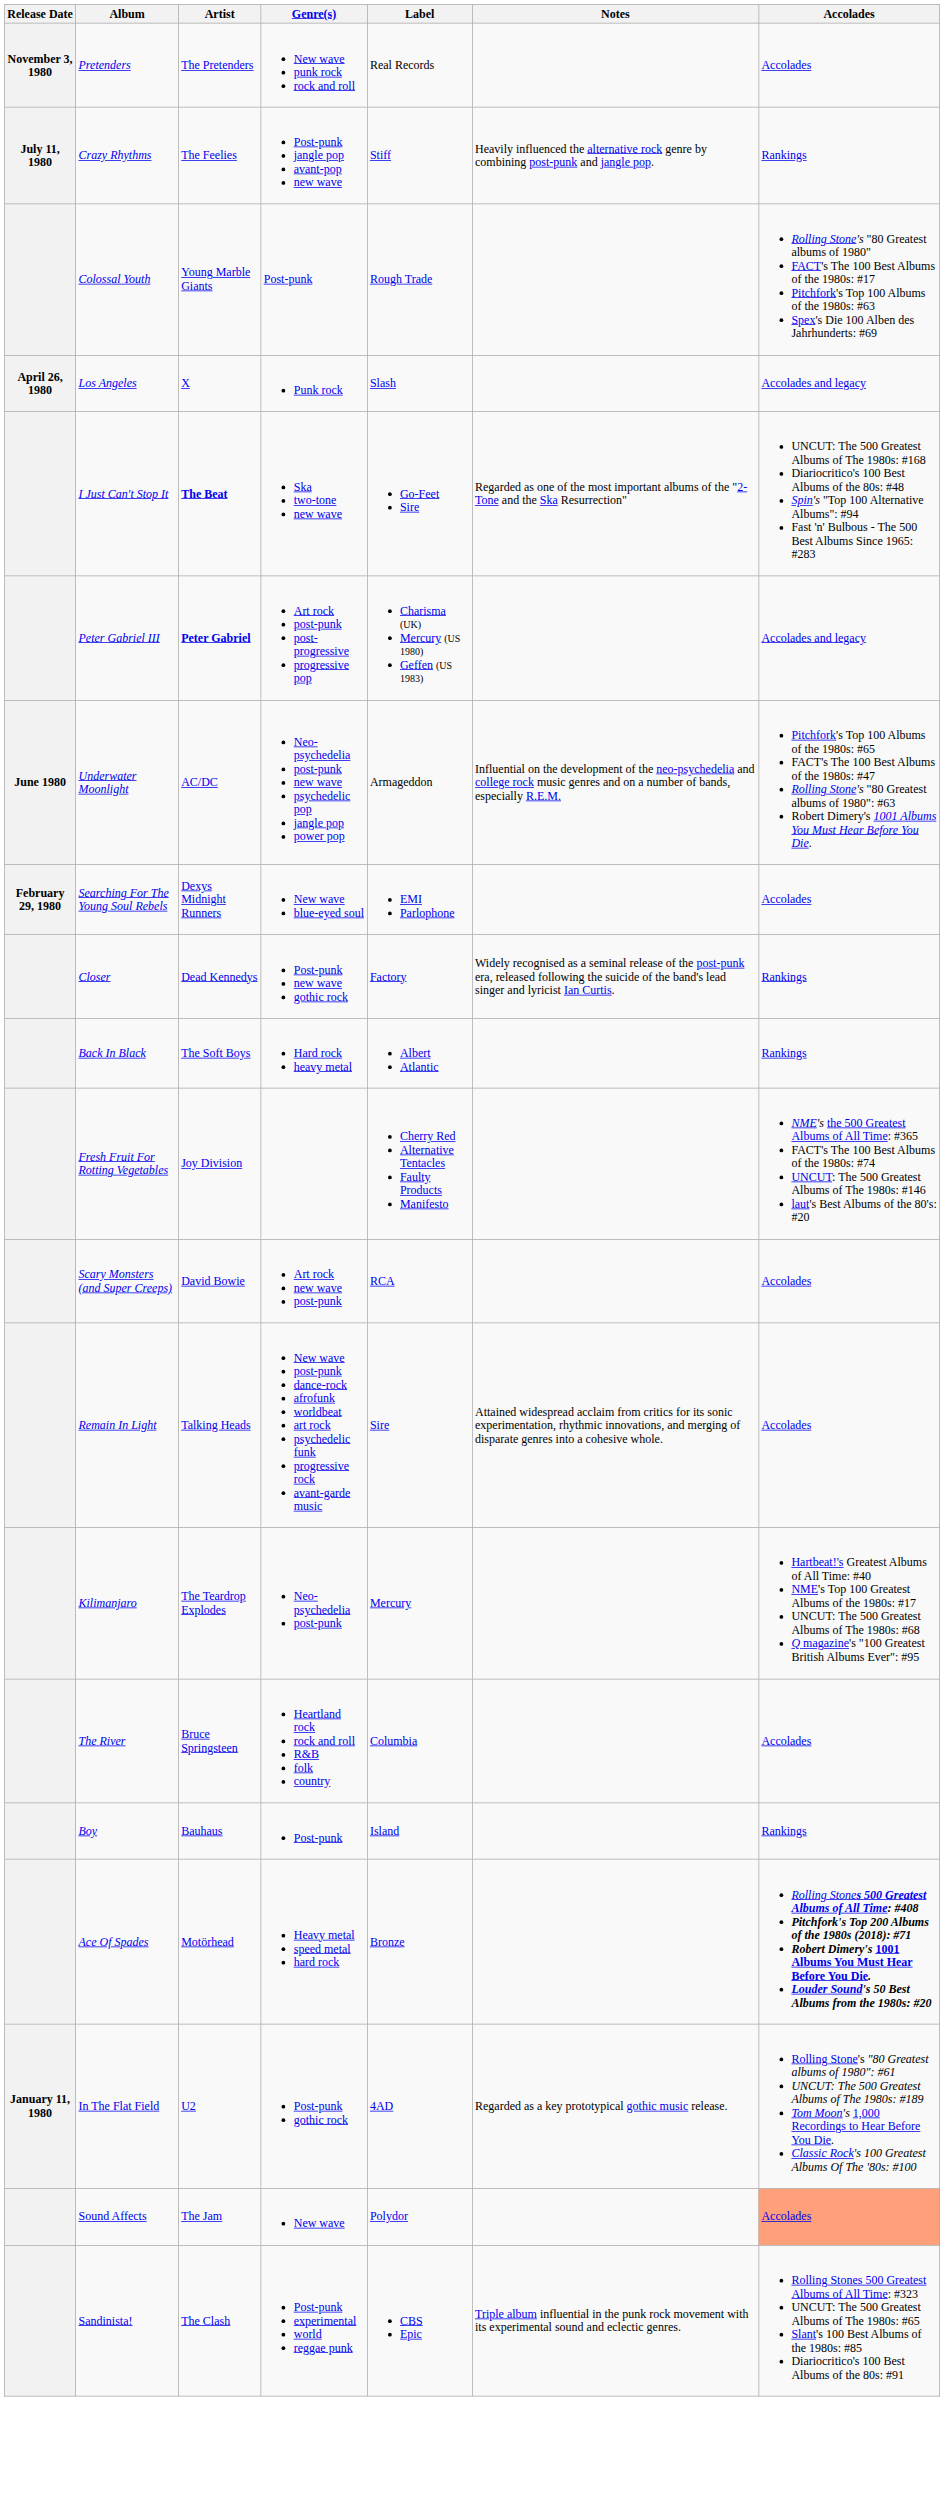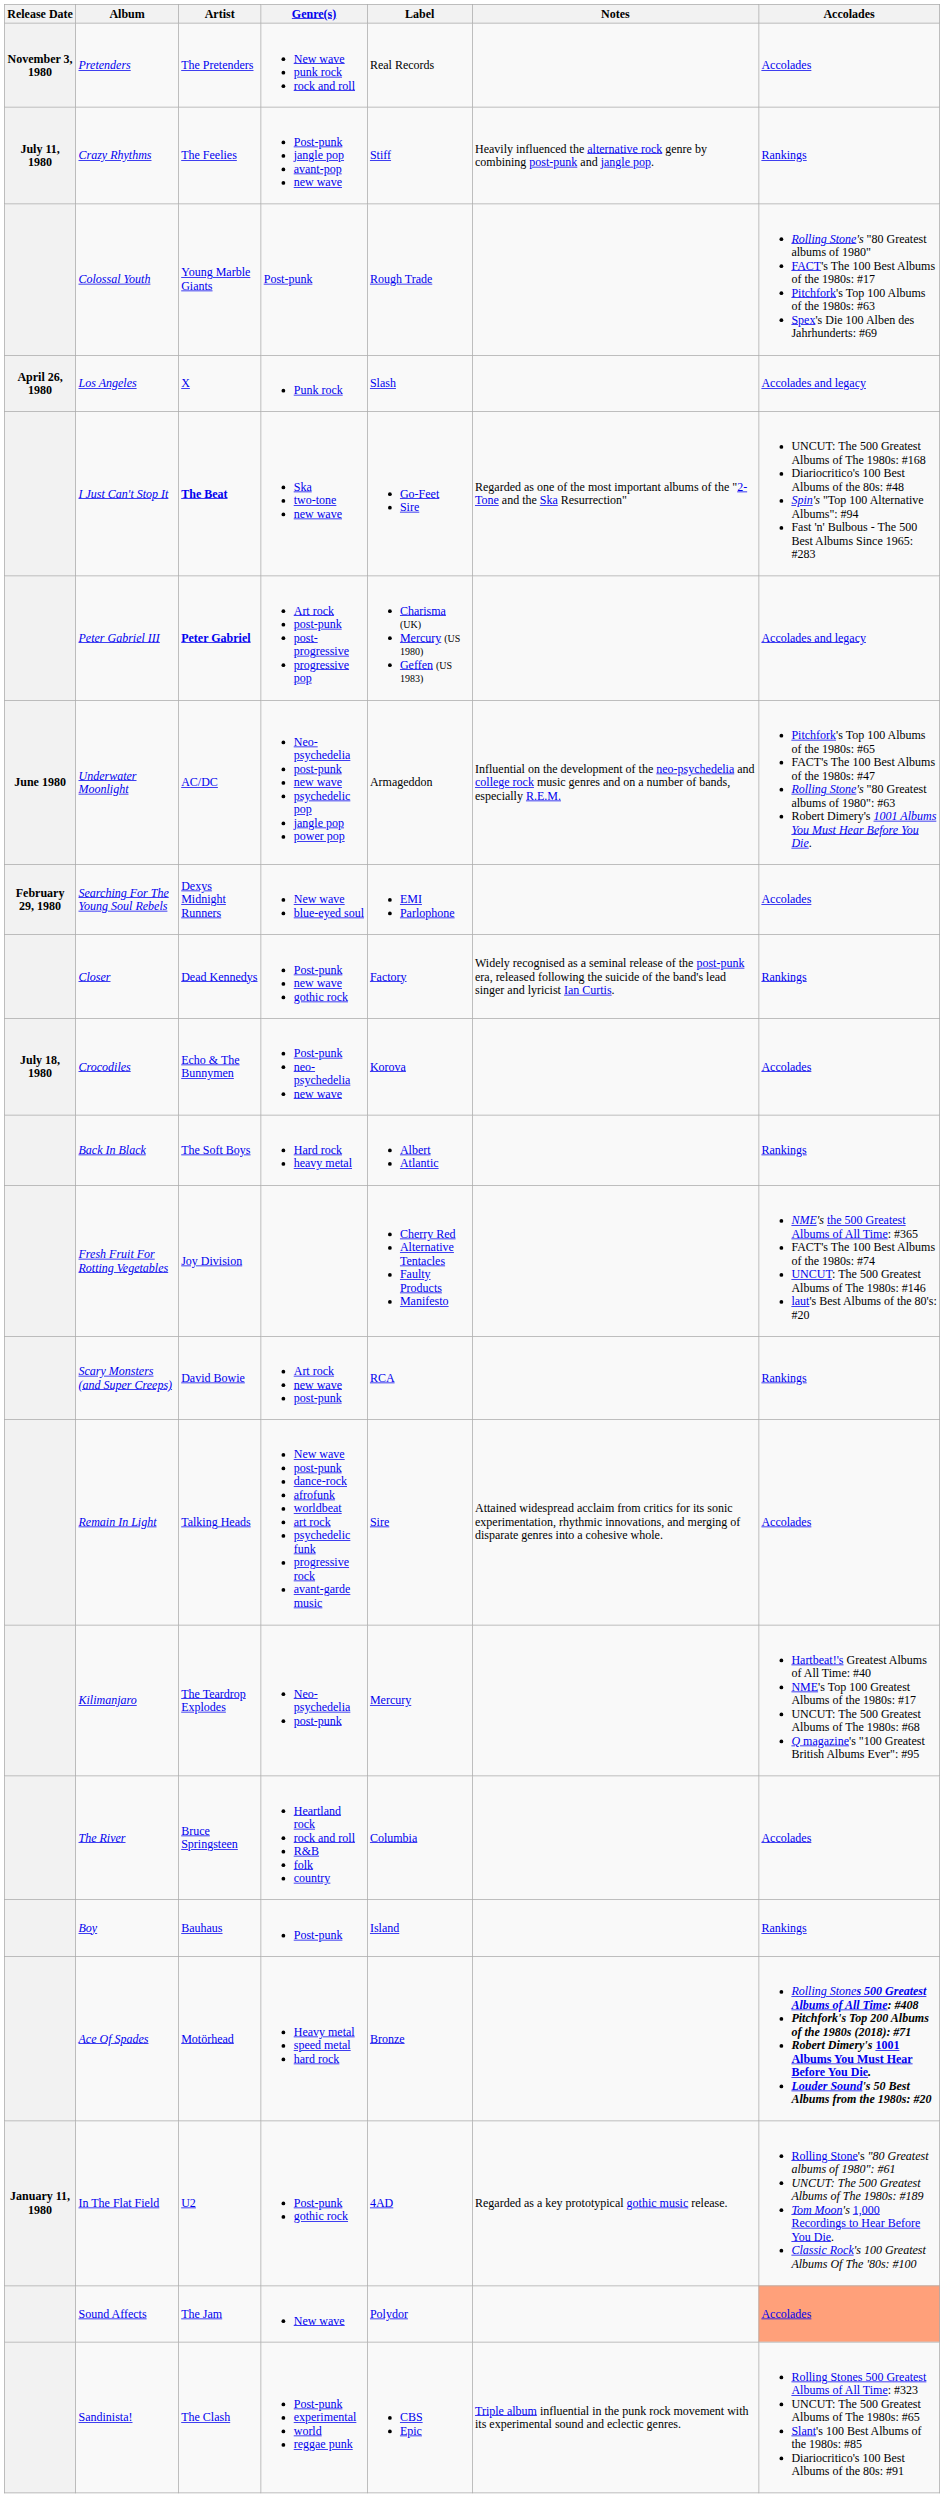+ row: (105, 1066)
(786, 1281) Accolades -> (784, 1378) Rankings
